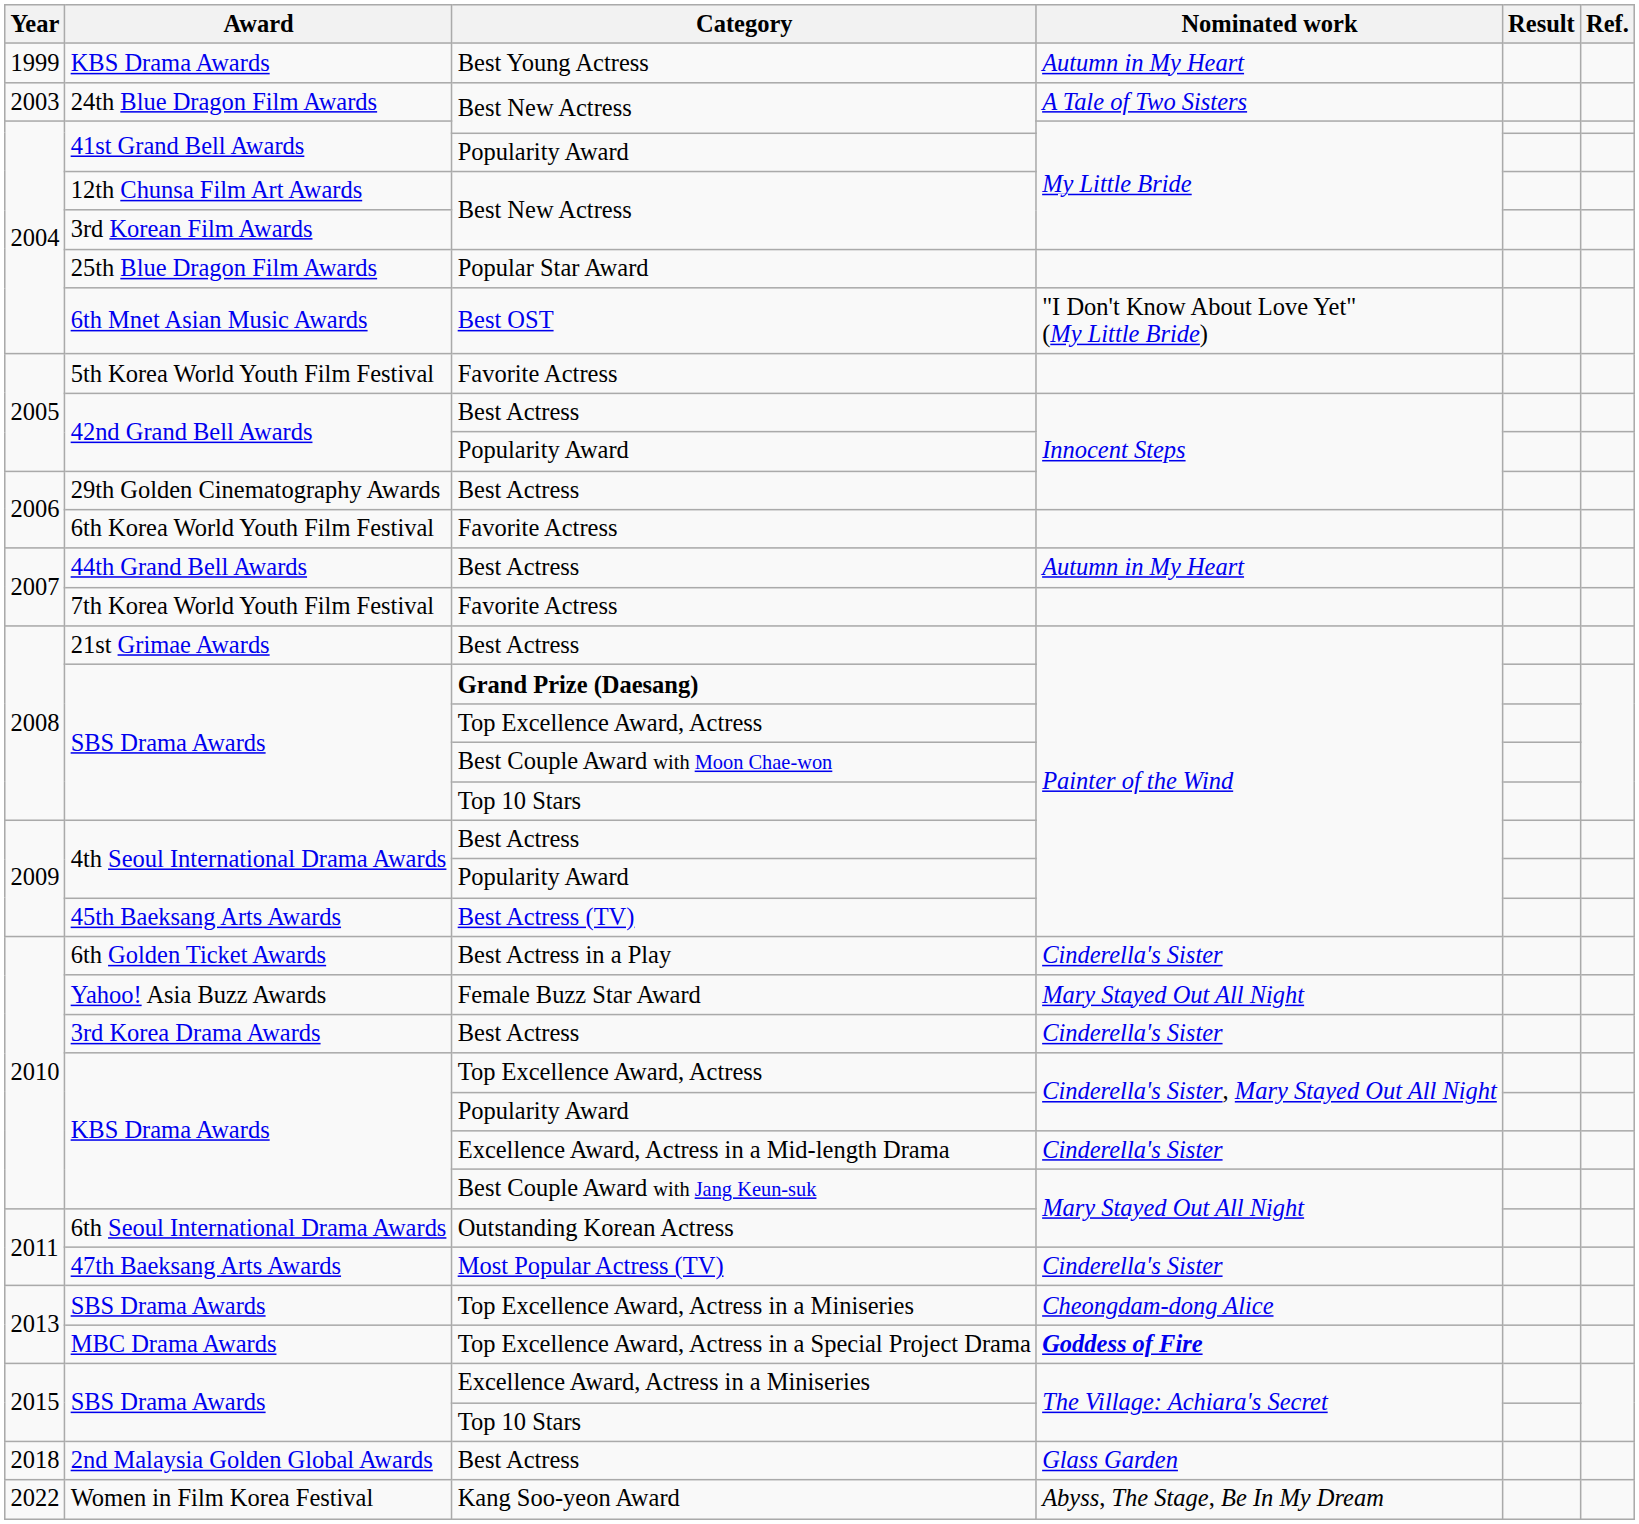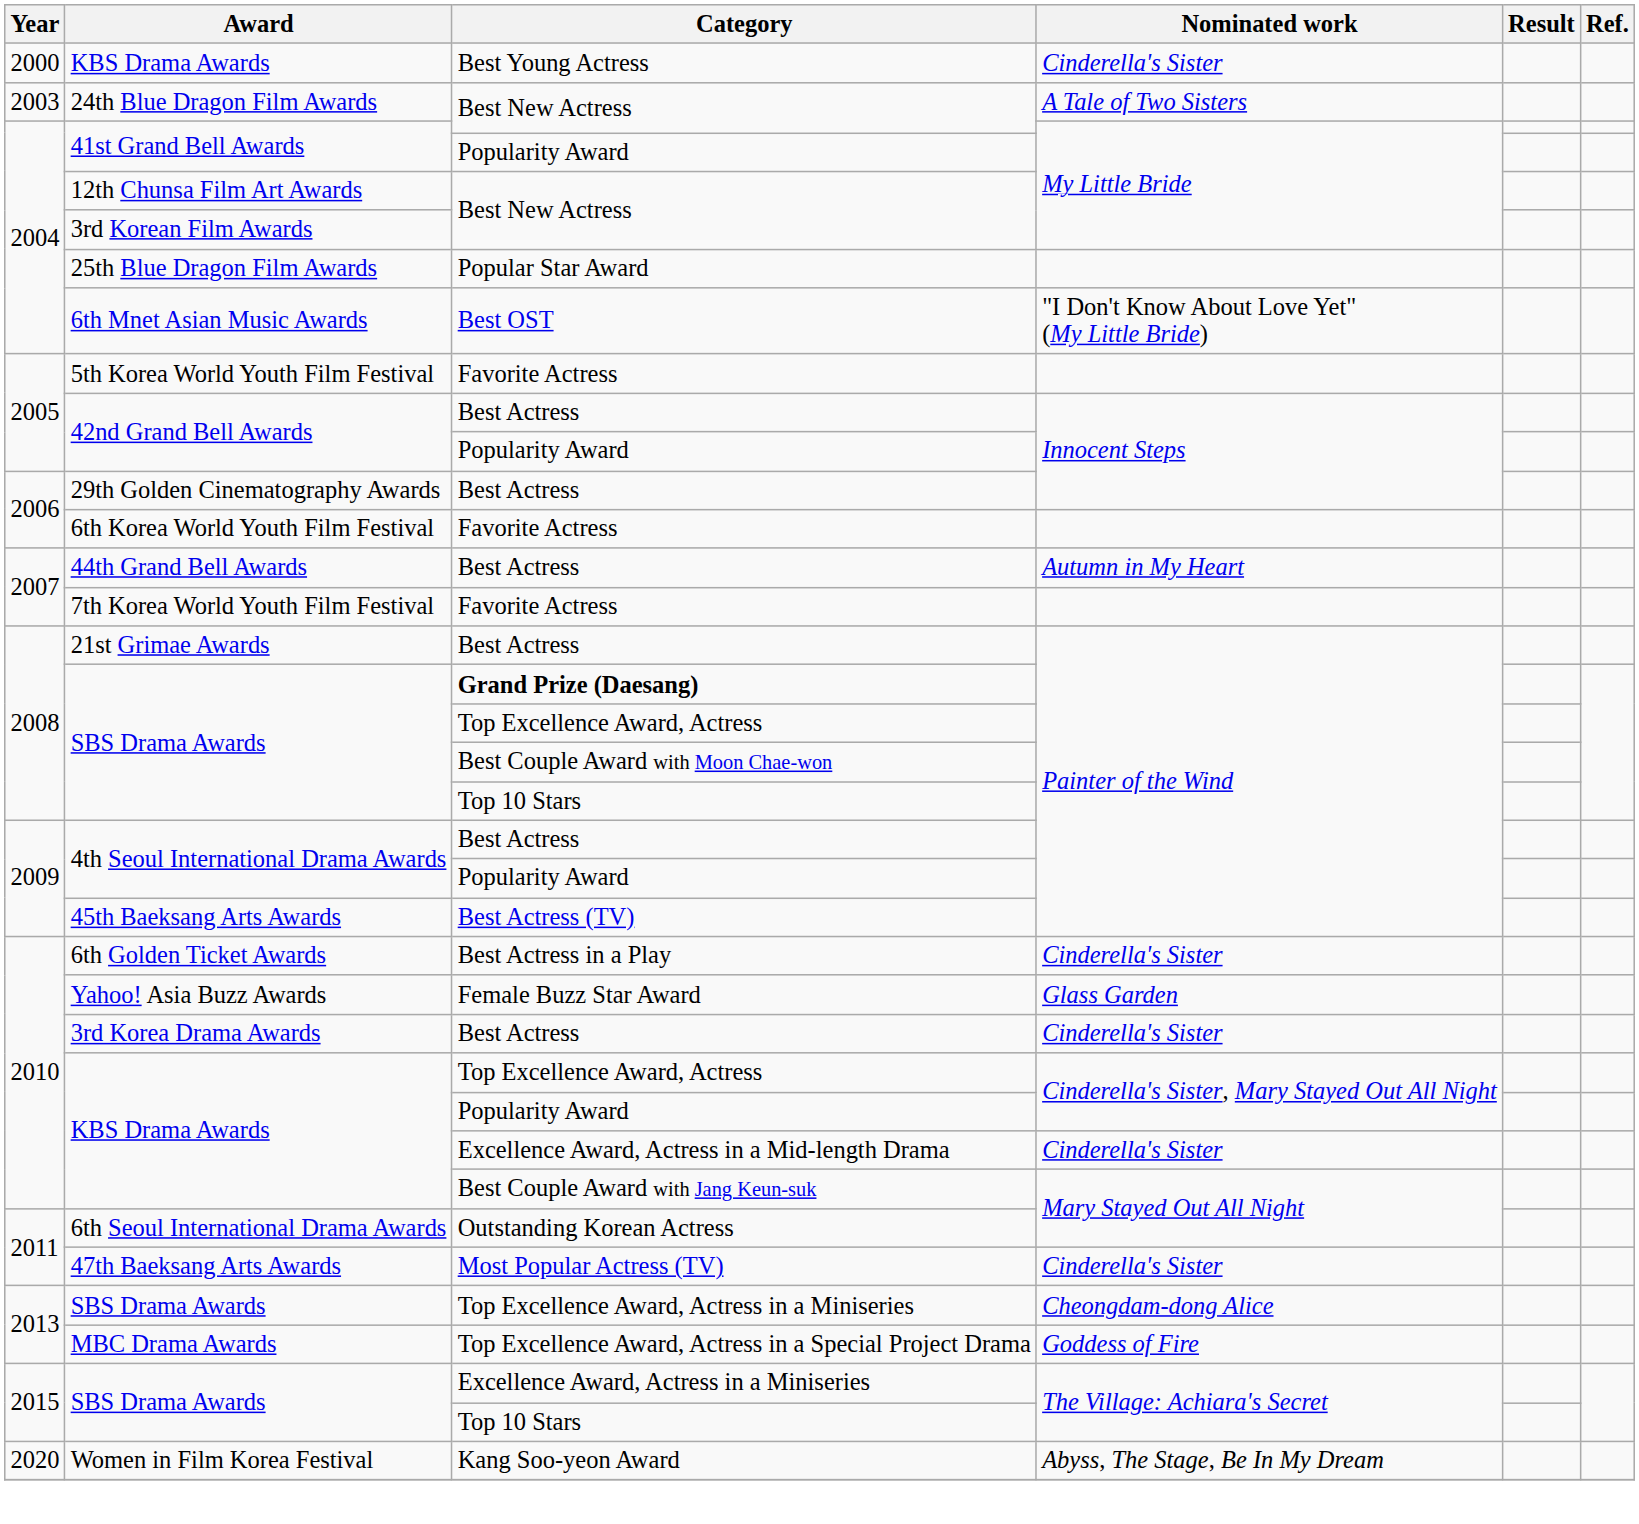(35, 62) 1999 -> (35, 62) 2000
(1143, 62) Autumn in My Heart -> (1132, 62) Cinderella's Sister
(1173, 994) Mary Stayed Out All Night -> (1110, 994) Glass Garden
(1122, 1343) bold -> (1121, 1343) normal
- row: (252, 1460)
(35, 1499) 2022 -> (35, 1460) 2020
